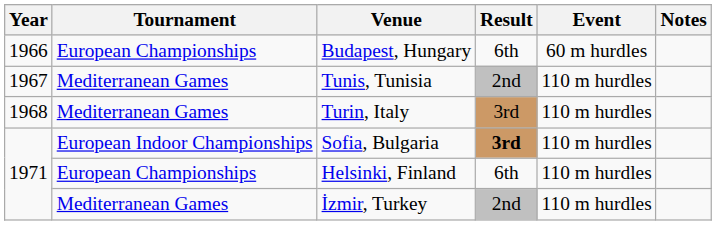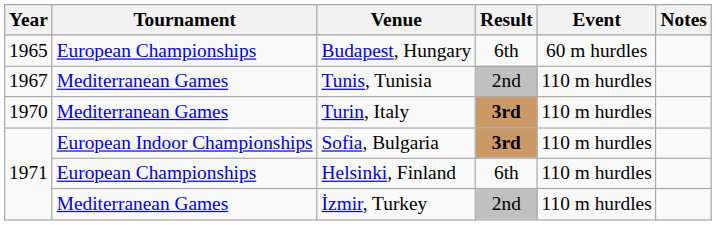(28, 50) 1966 -> (28, 50) 1965
(28, 111) 1968 -> (28, 111) 1970
(506, 111) normal -> (506, 111) bold
